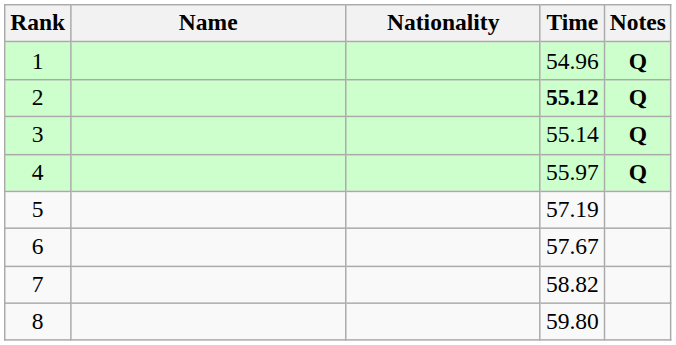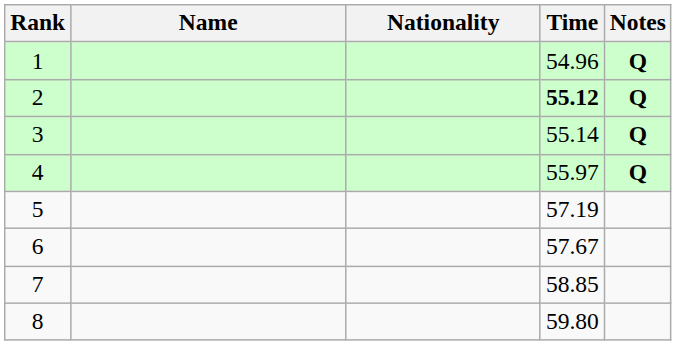(572, 284) 58.82 -> (572, 284) 58.85
